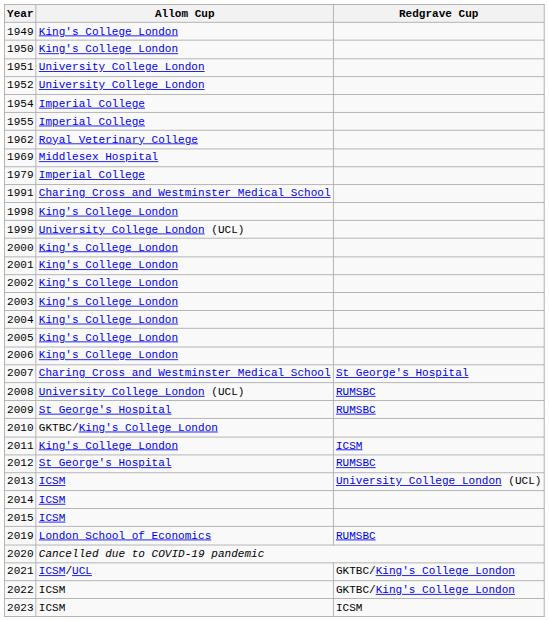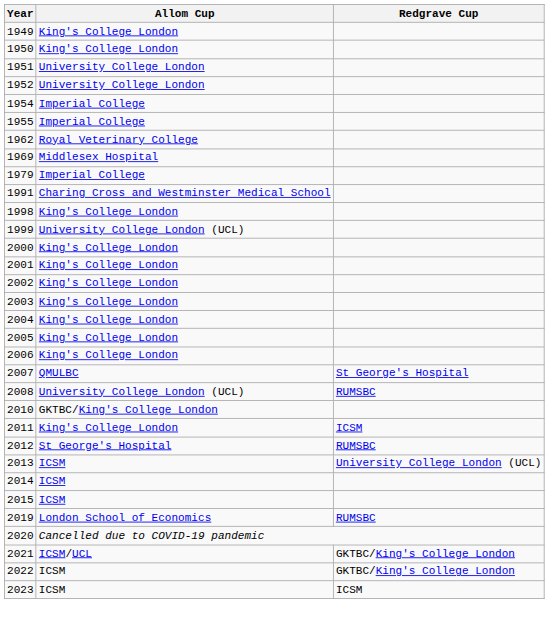(185, 374) Charing Cross and Westminster Medical School -> (59, 374) QMULBC
- row: (20, 410)
